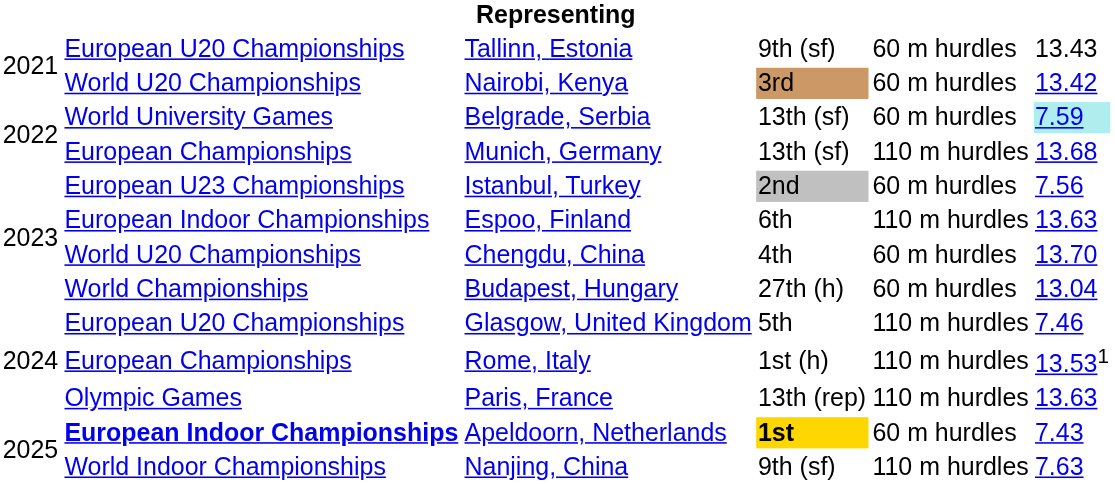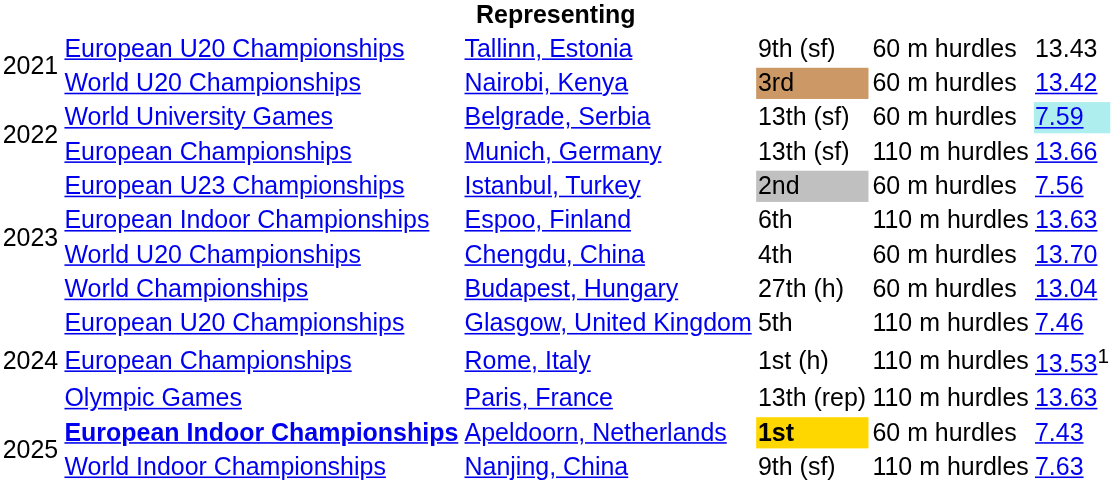(1066, 151) 13.68 -> (1066, 151) 13.66
